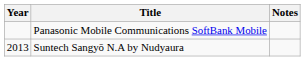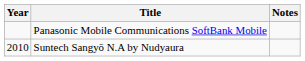(18, 47) 2013 -> (18, 47) 2010
